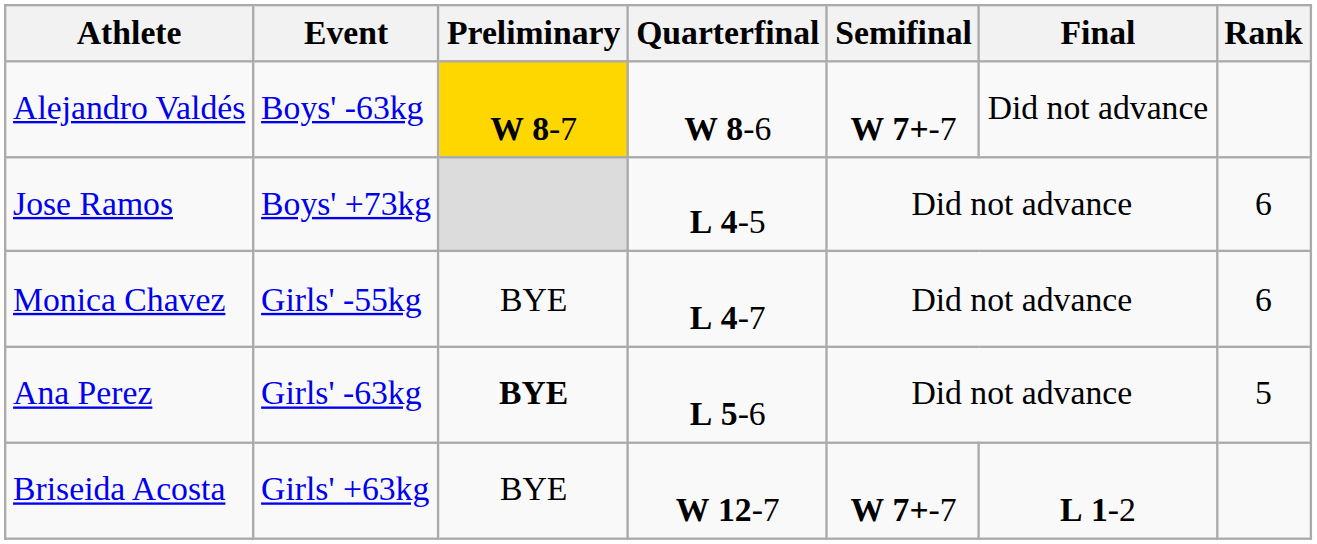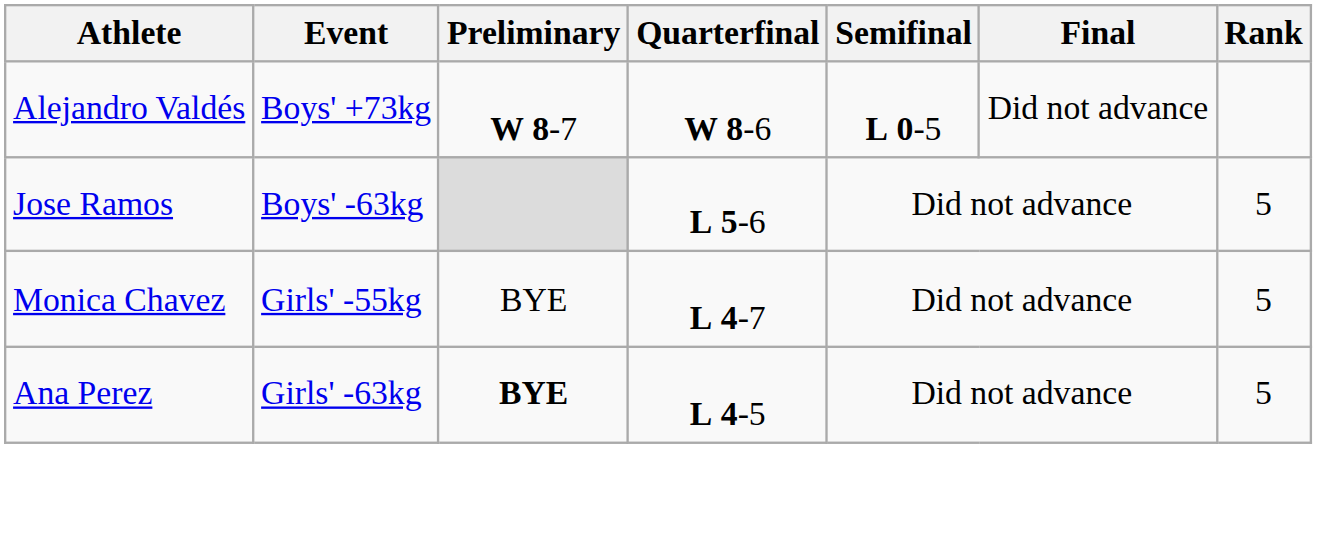(342, 108) Boys' -63kg -> (346, 108) Boys' +73kg
(534, 128) gold background -> (534, 128) no background
(904, 128) W 7+-7 -> (904, 128) L 0-5
(346, 203) Boys' +73kg -> (342, 203) Boys' -63kg
(728, 223) L 4-5 -> (728, 223) L 5-6
(1263, 203) 6 -> (1263, 203) 5
(1263, 298) 6 -> (1263, 298) 5
(728, 414) L 5-6 -> (728, 414) L 4-5
- row: (119, 489)
